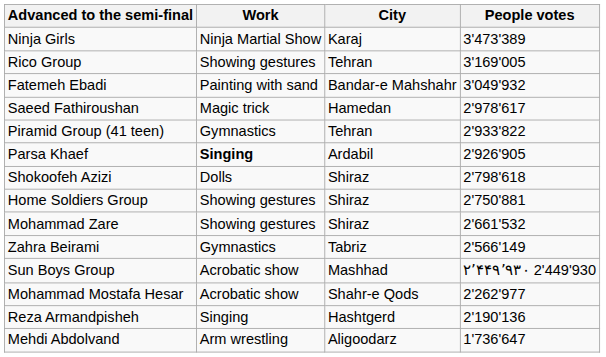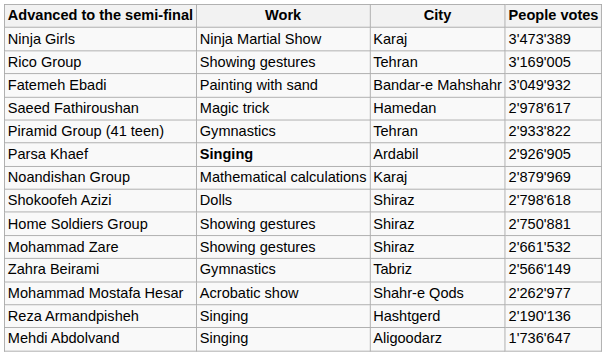+ row: (69, 177)
- row: (61, 270)
(244, 340) Arm wrestling -> (224, 339) Singing
